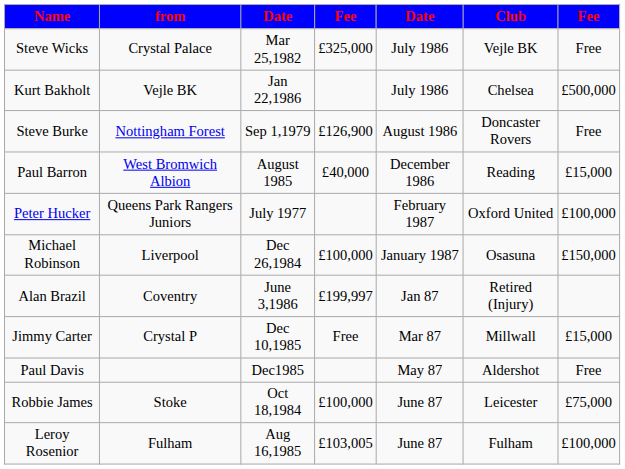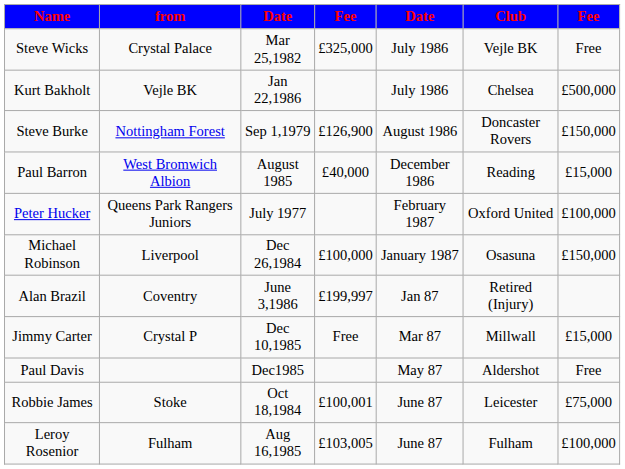(589, 131) Free -> (589, 131) £150,000
(345, 402) £100,000 -> (345, 402) £100,001
